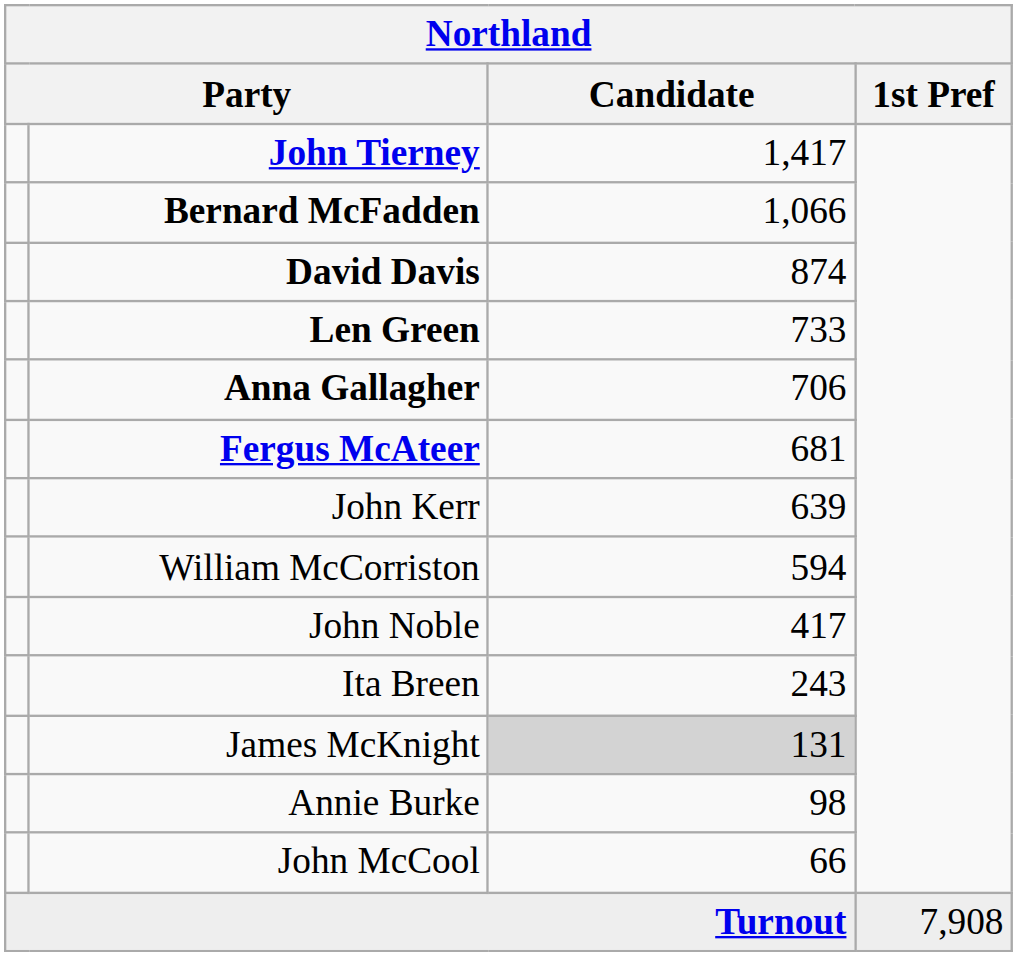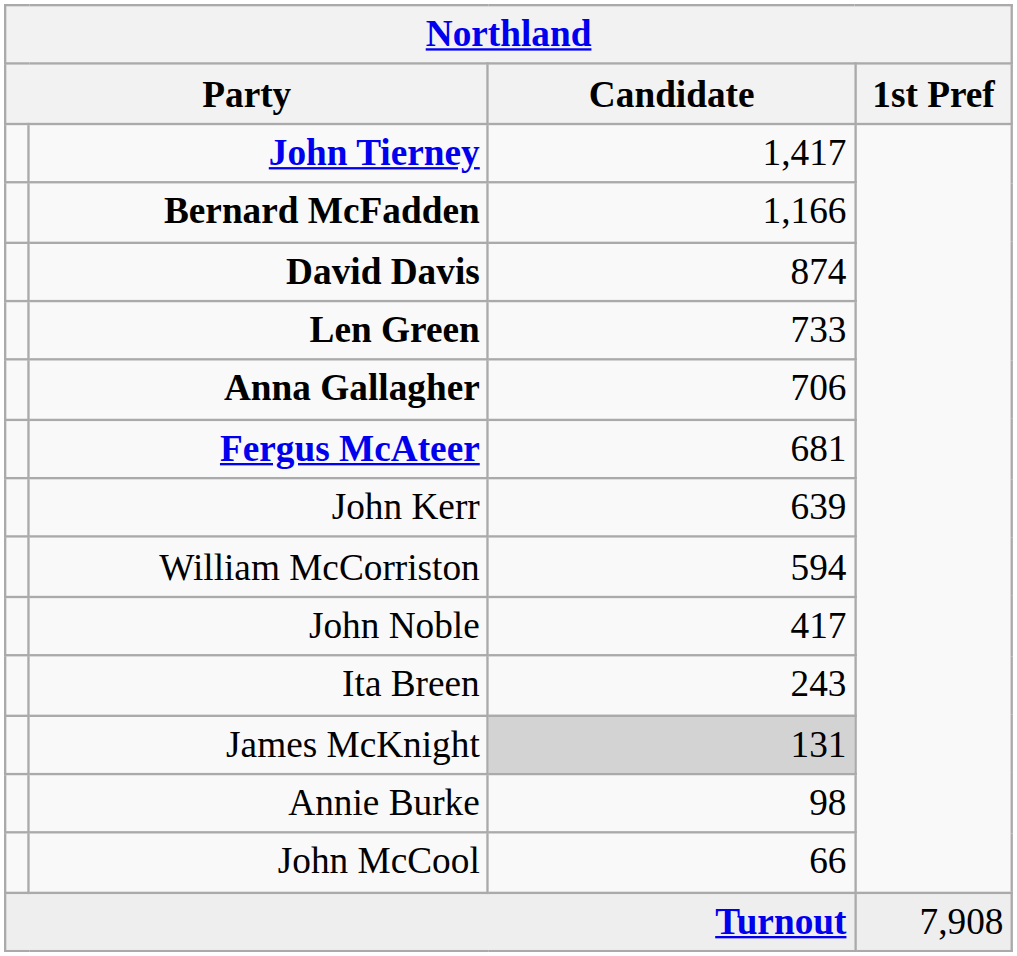(805, 211) 1,066 -> (805, 211) 1,166
